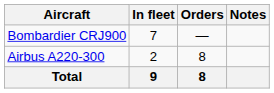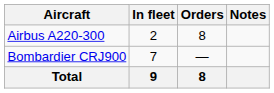rows swapped: (56, 56) <-> (67, 35)
